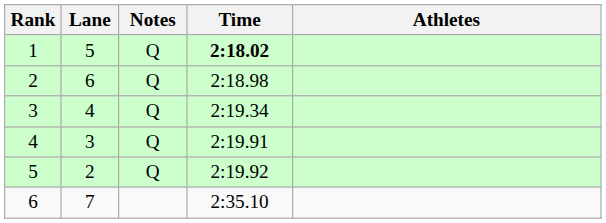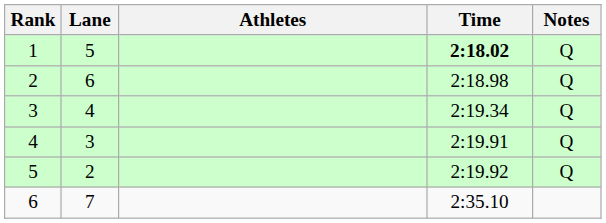columns swapped: (446, 19) <-> (153, 19)
